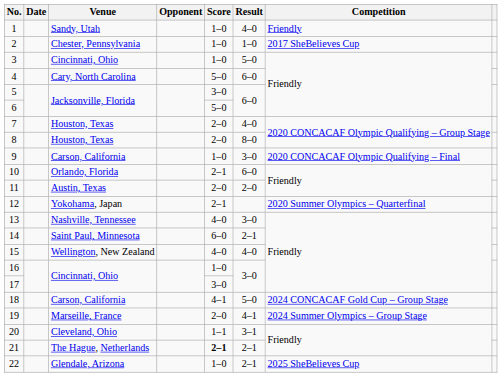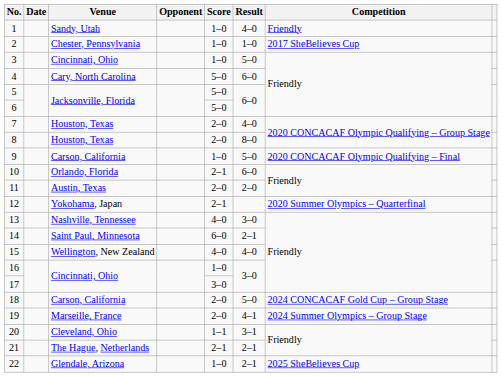(219, 92) 3–0 -> (219, 92) 5–0
(249, 156) 3–0 -> (249, 156) 5–0
(219, 300) 4–1 -> (219, 300) 2–0
(219, 348) bold -> (219, 348) normal
